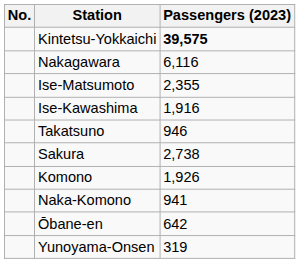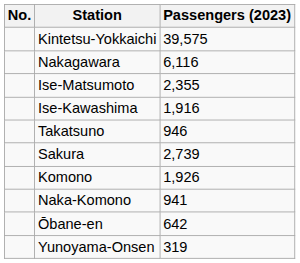(185, 39) bold -> (185, 39) normal
(181, 154) 2,738 -> (181, 154) 2,739
